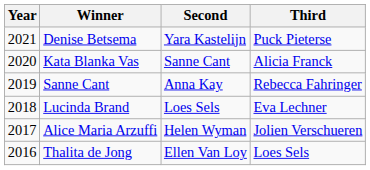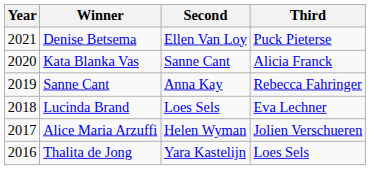(205, 38) Yara Kastelijn -> (205, 38) Ellen Van Loy
(205, 152) Ellen Van Loy -> (205, 152) Yara Kastelijn
